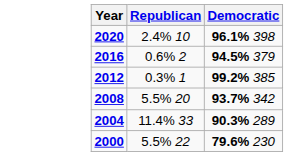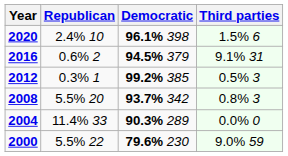+ column: (239, 15)
